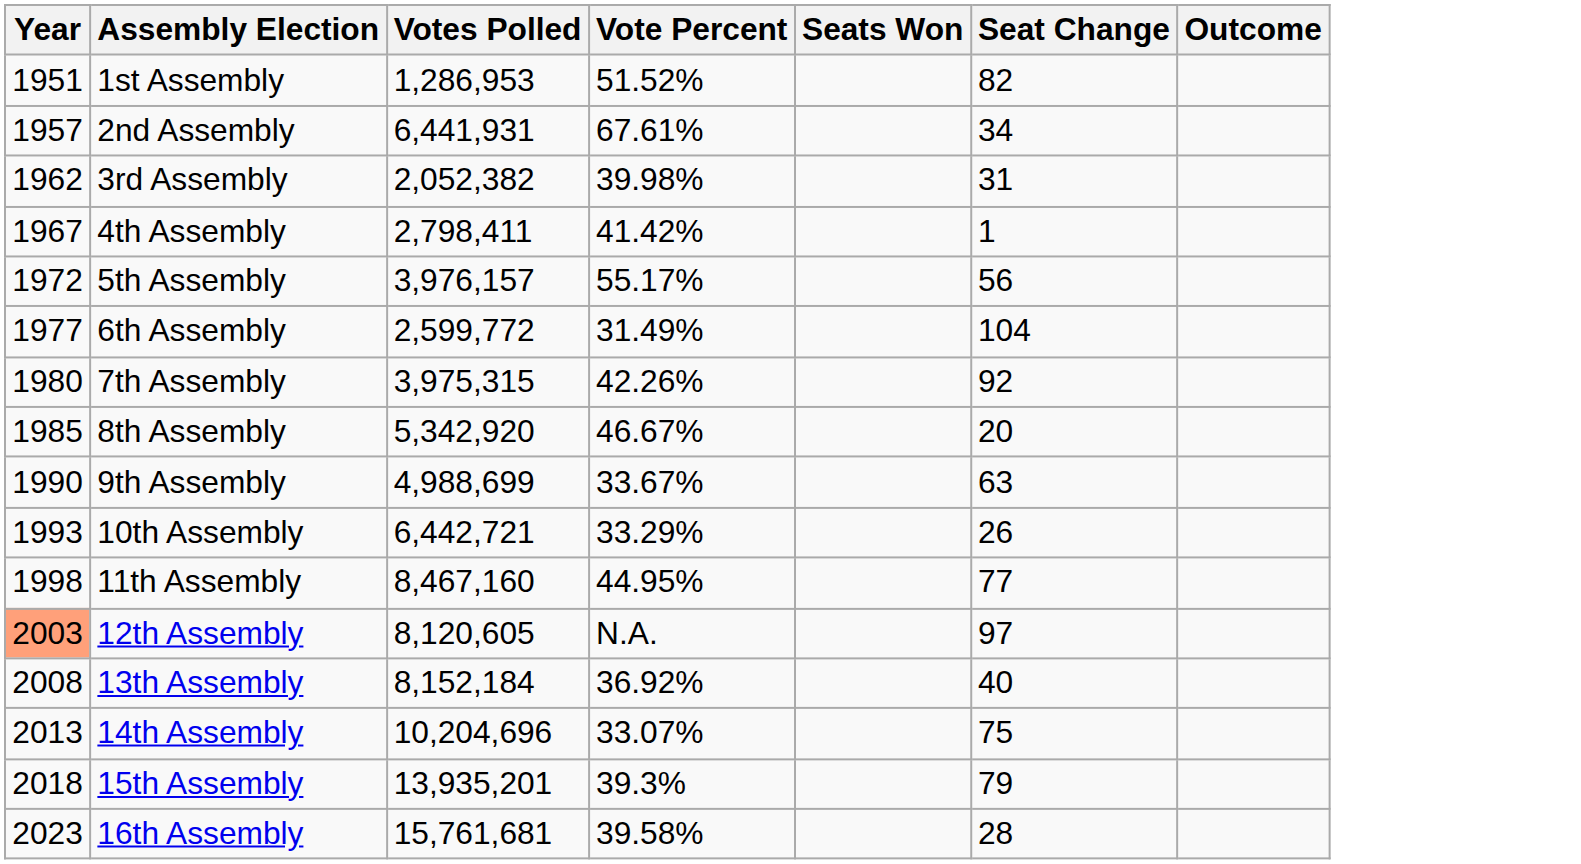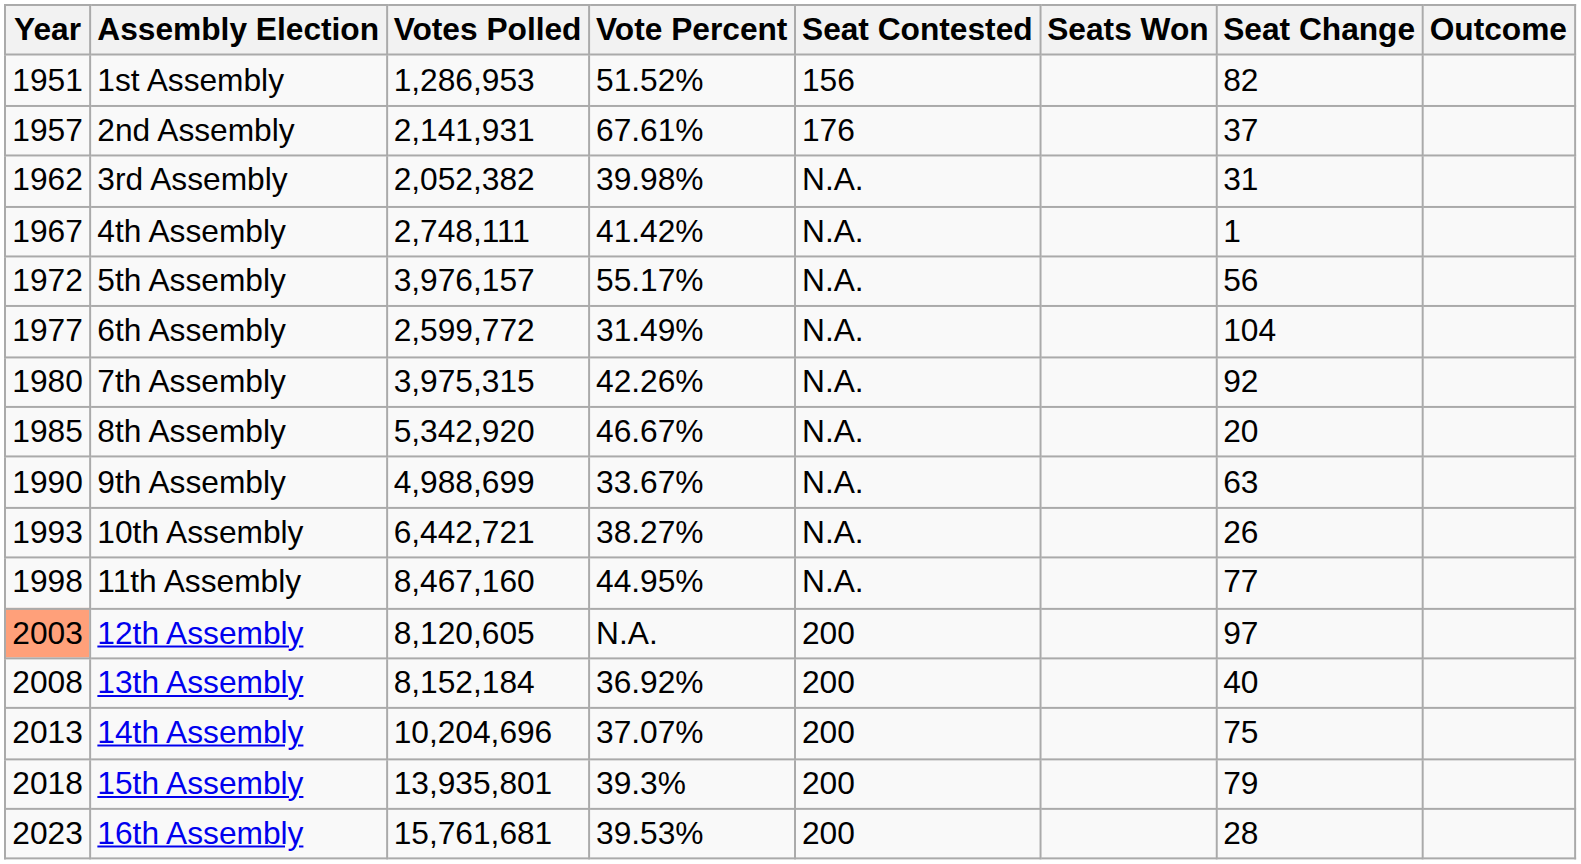+ column: (917, 29)
(464, 130) 6,441,931 -> (464, 130) 2,141,931
(996, 130) 34 -> (1241, 130) 37
(463, 230) 2,798,411 -> (462, 230) 2,748,111
(650, 532) 33.29% -> (650, 532) 38.27%
(650, 733) 33.07% -> (650, 733) 37.07%
(473, 783) 13,935,201 -> (473, 783) 13,935,801
(650, 833) 39.58% -> (650, 833) 39.53%
